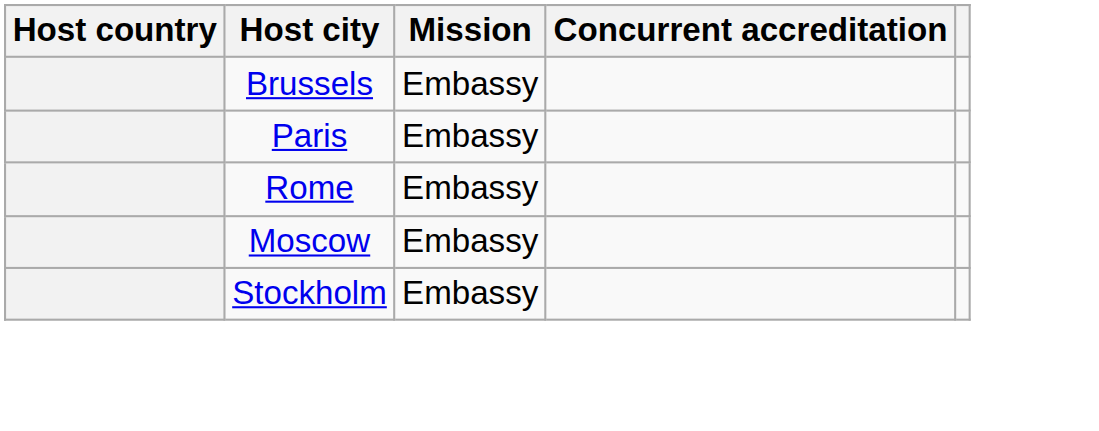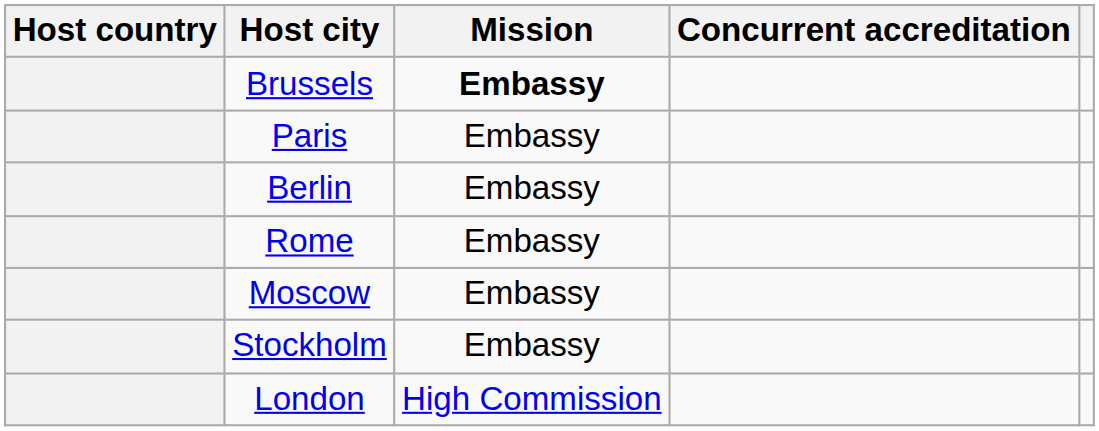(470, 83) normal -> (532, 83) bold
+ row: (309, 188)
+ row: (310, 398)
